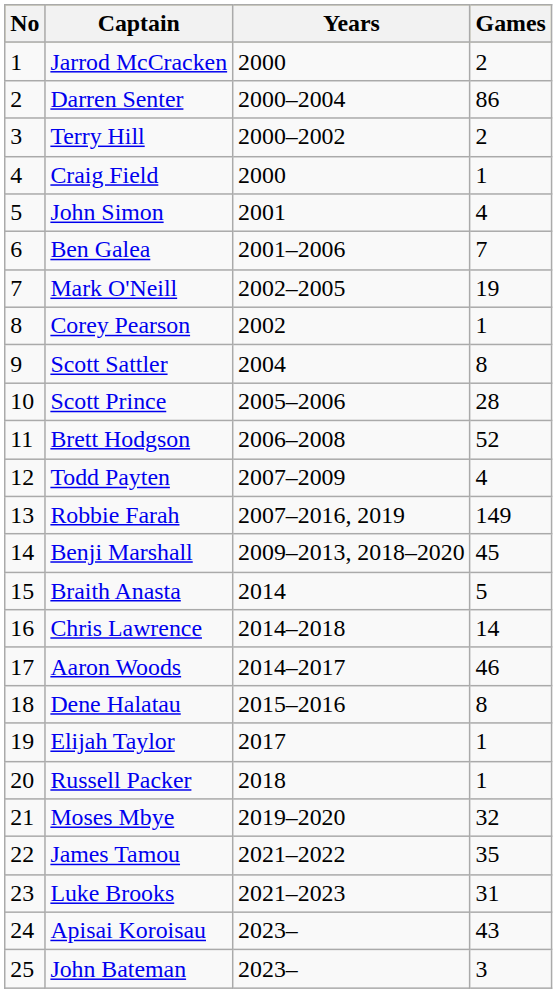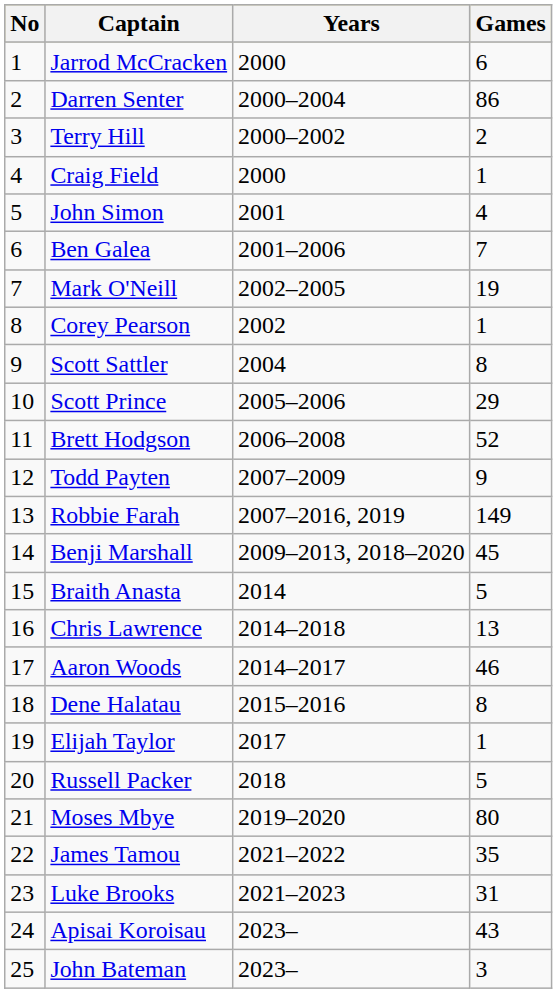(482, 61) 2 -> (482, 61) 6
(488, 401) 28 -> (488, 401) 29
(482, 477) 4 -> (482, 477) 9
(488, 628) 14 -> (488, 628) 13
(482, 779) 1 -> (482, 779) 5
(488, 817) 32 -> (488, 817) 80
